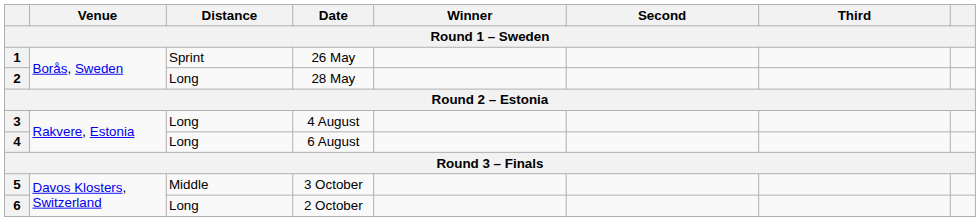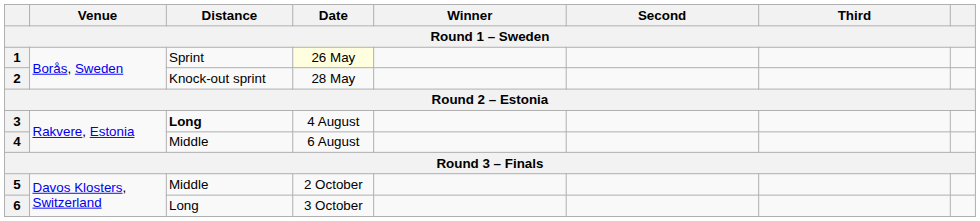(333, 58) no background -> (333, 58) lightyellow background
(184, 79) Long -> (217, 79) Knock-out sprint
(184, 121) normal -> (185, 121) bold
(184, 142) Long -> (189, 142) Middle
(333, 185) 3 October -> (333, 185) 2 October
(333, 206) 2 October -> (333, 206) 3 October
